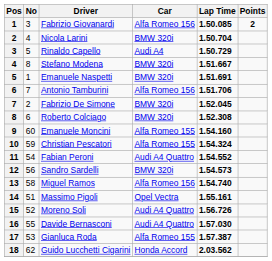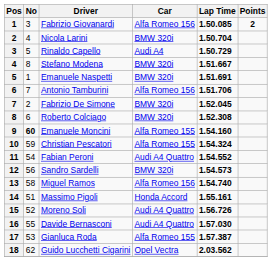(30, 130) normal -> (30, 130) bold
(156, 197) Opel Vectra -> (161, 197) Honda Accord
(161, 250) Honda Accord -> (156, 250) Opel Vectra
